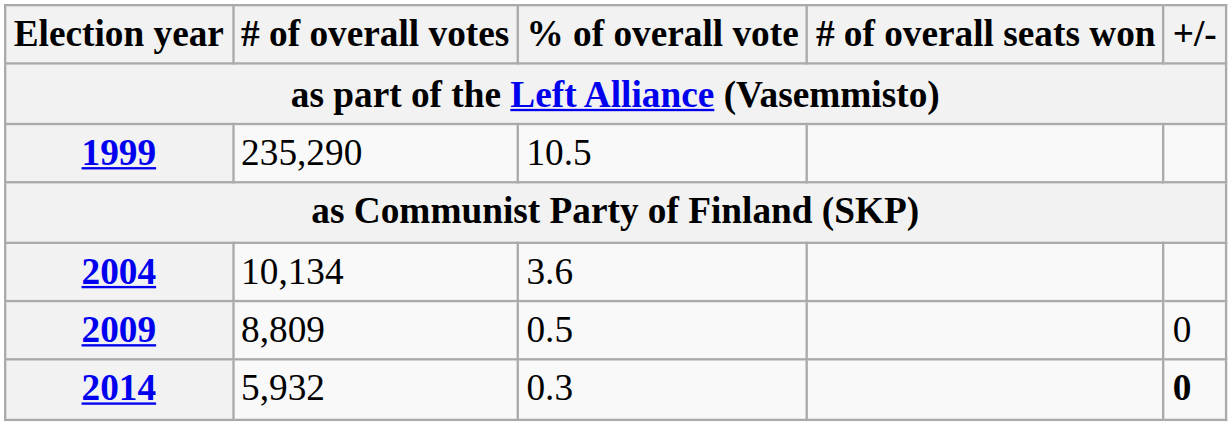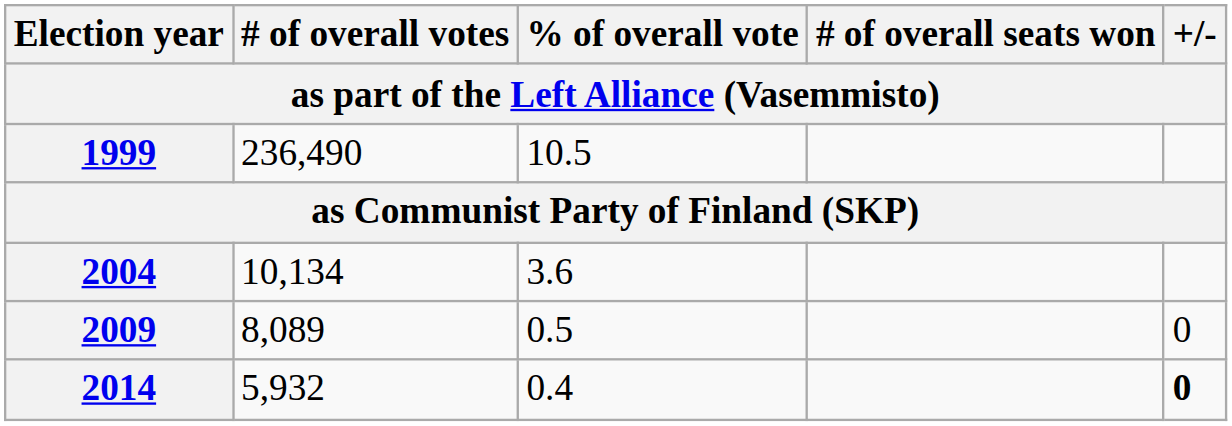(302, 152) 235,290 -> (302, 152) 236,490
(283, 329) 8,809 -> (283, 329) 8,089
(550, 388) 0.3 -> (550, 388) 0.4
